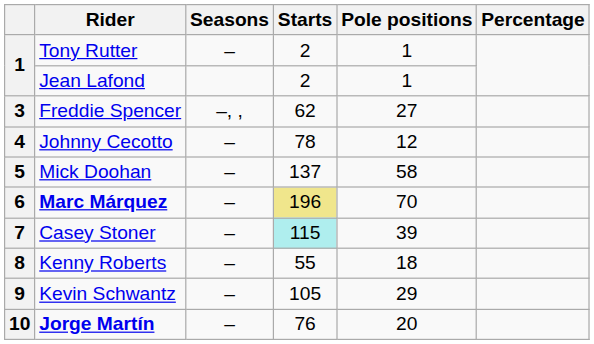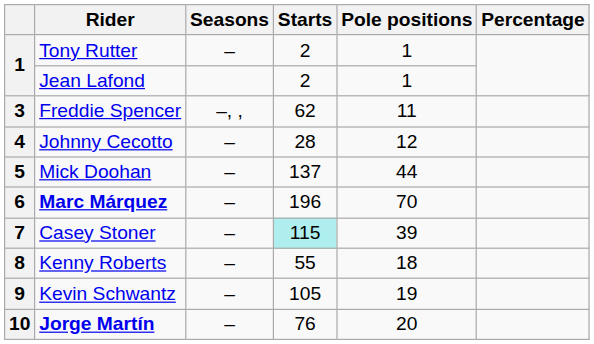(407, 111) 27 -> (407, 111) 11
(305, 141) 78 -> (305, 141) 28
(407, 171) 58 -> (407, 171) 44
(305, 202) khaki background -> (305, 202) no background
(407, 293) 29 -> (407, 293) 19
